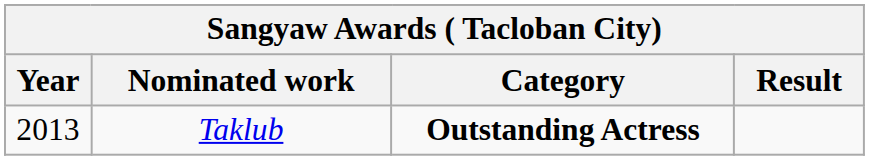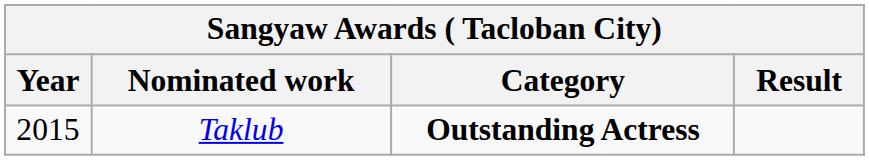(48, 129) 2013 -> (48, 129) 2015
